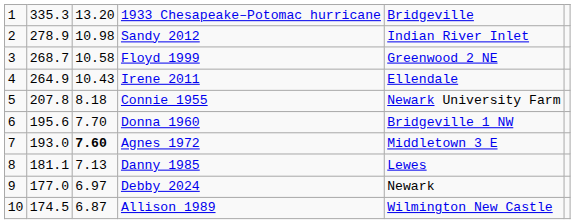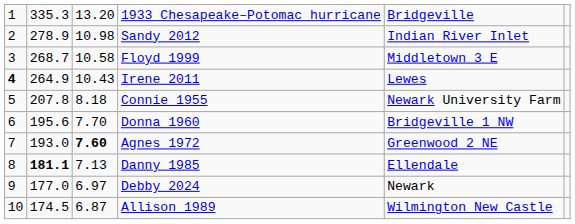(442, 58) Greenwood 2 NE -> (442, 58) Middletown 3 E
(12, 79) normal -> (12, 79) bold
(423, 79) Ellendale -> (407, 79) Lewes
(442, 144) Middletown 3 E -> (442, 144) Greenwood 2 NE
(49, 165) normal -> (49, 165) bold
(407, 165) Lewes -> (423, 165) Ellendale
